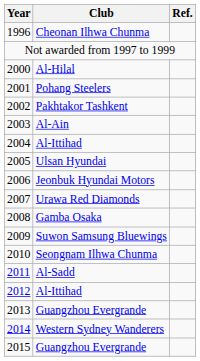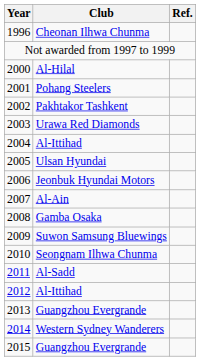(52, 124) Al-Ain -> (88, 124) Urawa Red Diamonds
(88, 198) Urawa Red Diamonds -> (52, 198) Al-Ain
